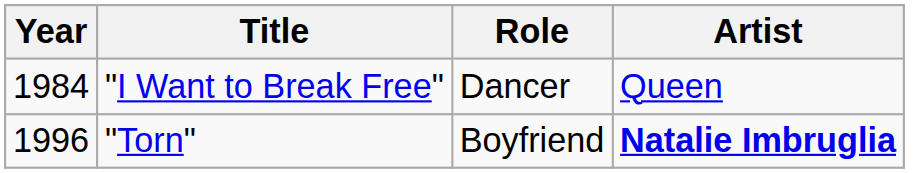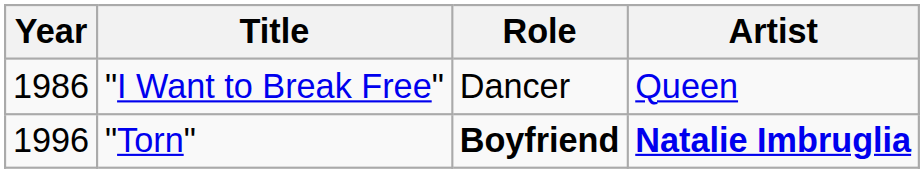(51, 85) 1984 -> (51, 85) 1986
(532, 140) normal -> (540, 140) bold
